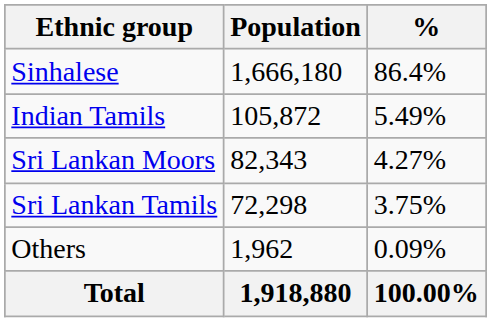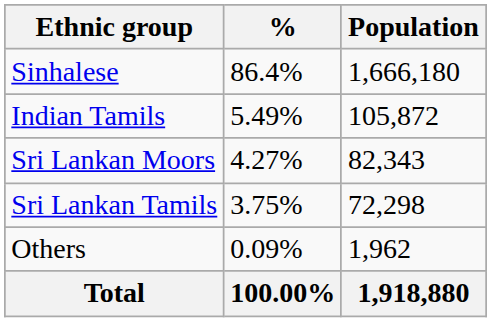columns swapped: (296, 26) <-> (426, 26)
